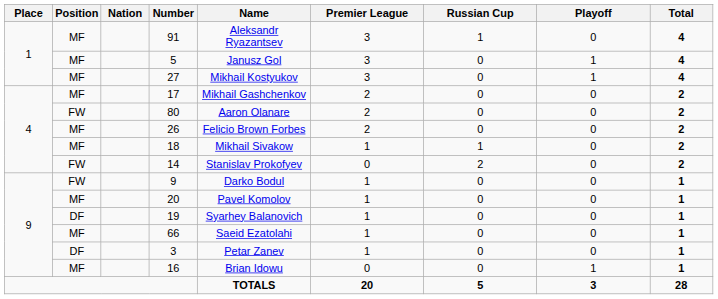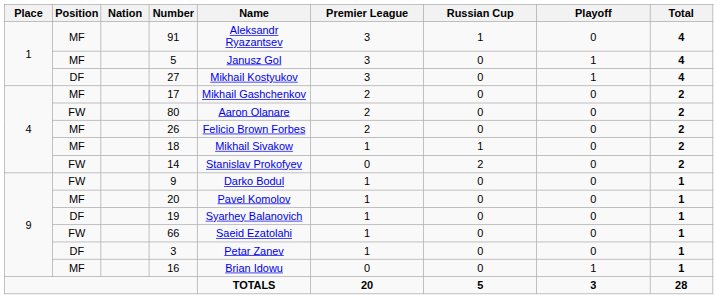(77, 77) MF -> (77, 77) DF
(77, 233) MF -> (77, 233) FW
